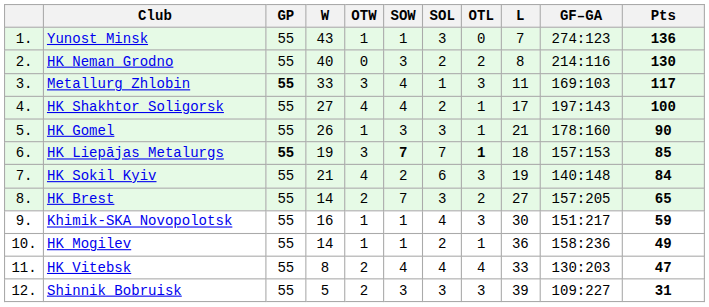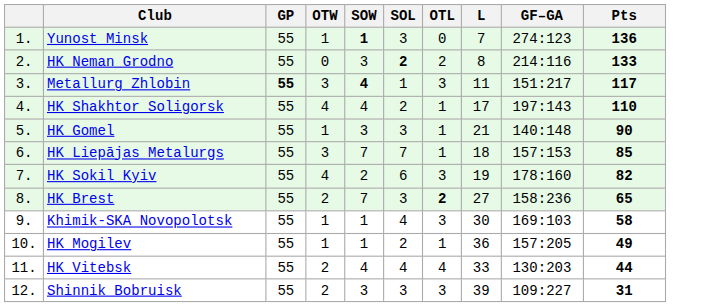- column: (325, 16)
(403, 39) normal -> (364, 39) bold
(442, 62) normal -> (403, 62) bold
(663, 62) 130 -> (624, 62) 133
(403, 85) normal -> (364, 85) bold
(581, 85) 169:103 -> (542, 85) 151:217
(663, 108) 100 -> (624, 108) 110
(581, 130) 178:160 -> (542, 130) 140:148
(286, 153) bold -> (286, 153) normal
(403, 153) bold -> (364, 153) normal
(481, 153) bold -> (442, 153) normal
(581, 176) 140:148 -> (542, 176) 178:160
(663, 176) 84 -> (624, 176) 82
(481, 199) normal -> (442, 199) bold
(581, 199) 157:205 -> (542, 199) 158:236
(581, 222) 151:217 -> (542, 222) 169:103
(663, 222) 59 -> (624, 222) 58
(581, 245) 158:236 -> (542, 245) 157:205
(663, 268) 47 -> (624, 268) 44
